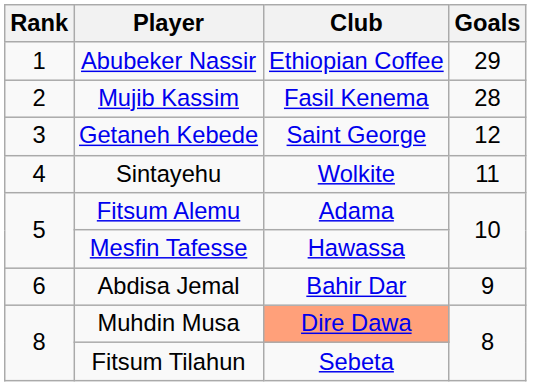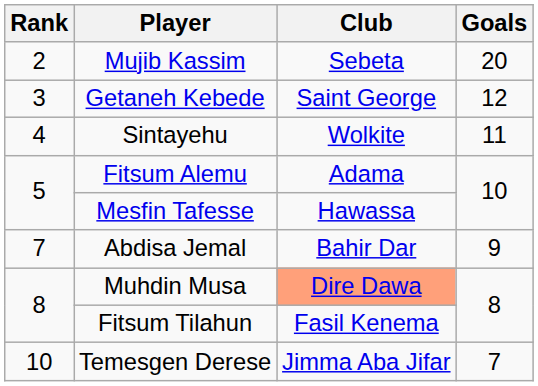- row: (169, 60)
(356, 98) Fasil Kenema -> (366, 60) Sebeta
(487, 98) 28 -> (494, 60) 20
(39, 286) 6 -> (39, 248) 7
(356, 361) Sebeta -> (366, 323) Fasil Kenema
+ row: (175, 361)
